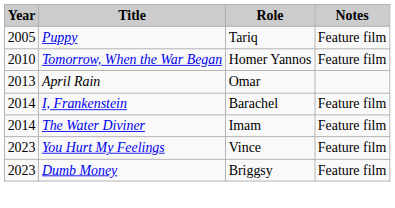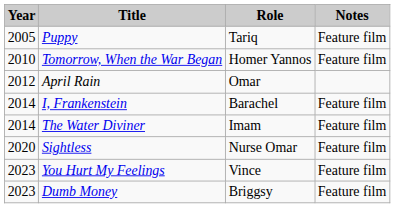(22, 81) 2013 -> (22, 81) 2012
+ row: (67, 147)
